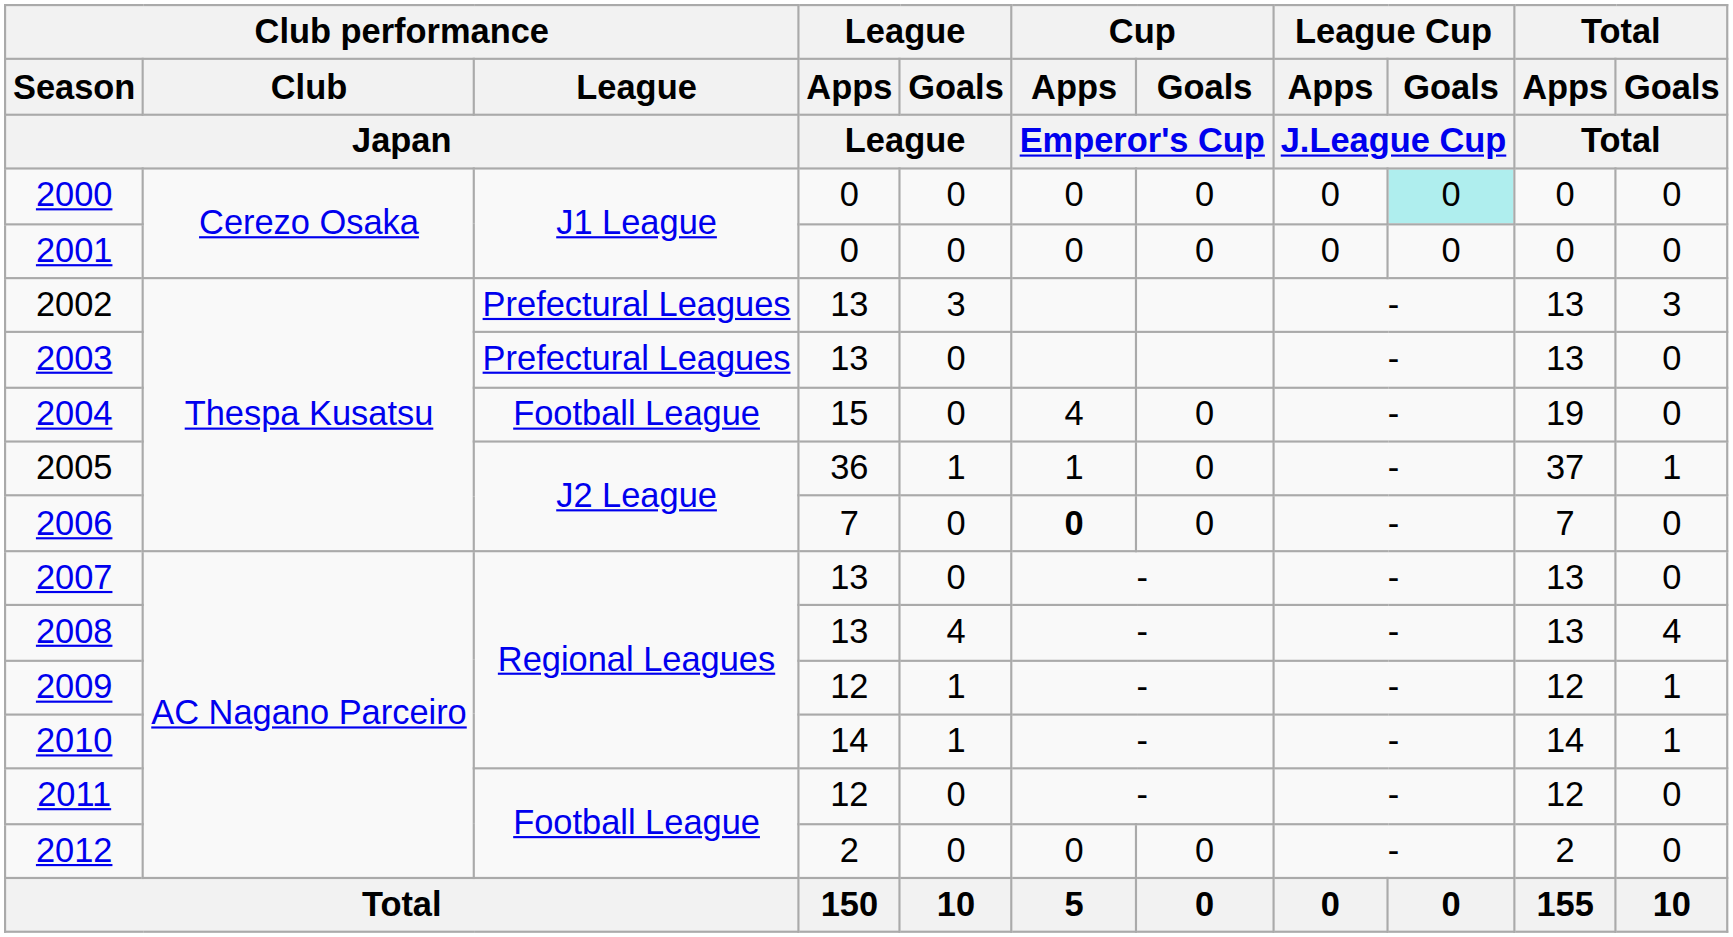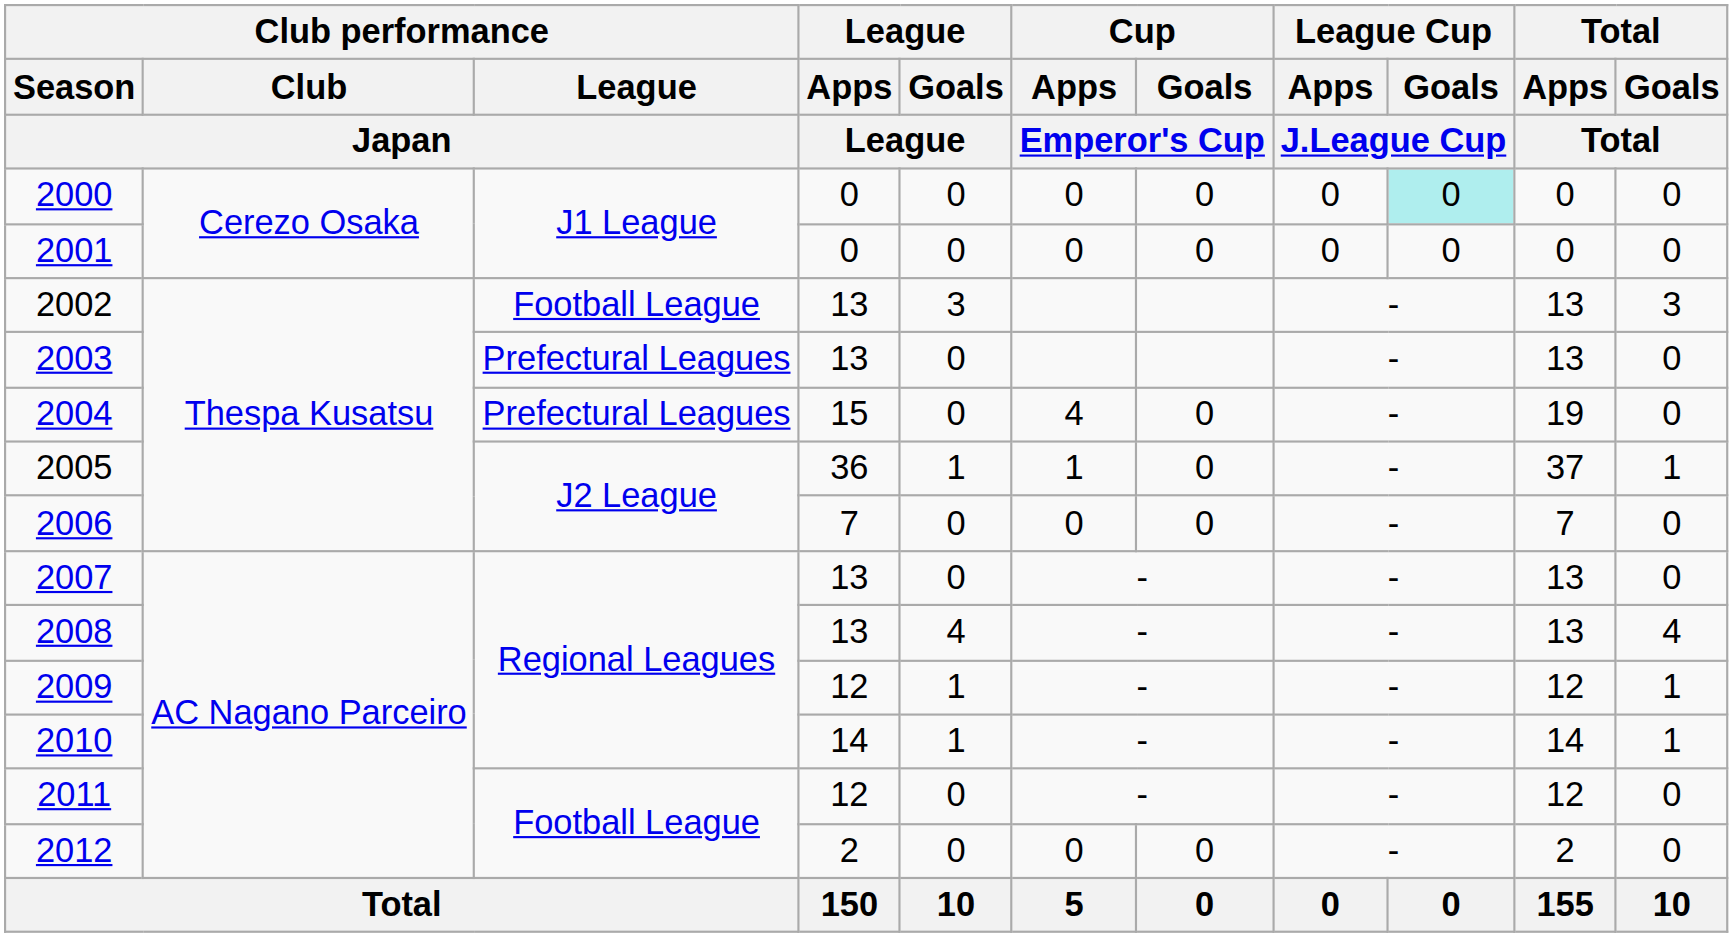(637, 304) Prefectural Leagues -> (637, 304) Football League
(637, 413) Football League -> (637, 413) Prefectural Leagues
(1074, 522) bold -> (1074, 522) normal
